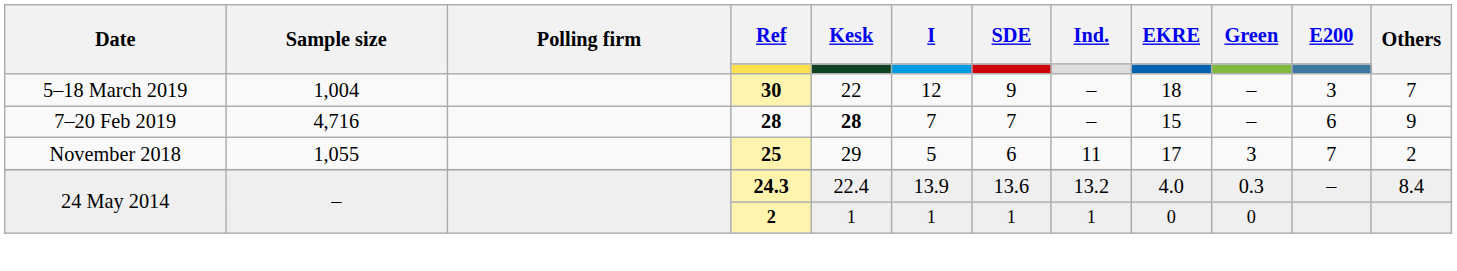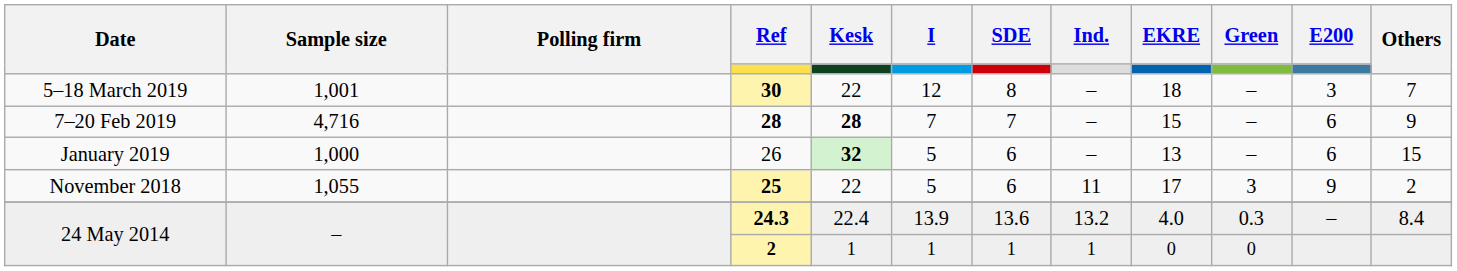(336, 90) 1,004 -> (336, 90) 1,001
(1011, 90) 9 -> (1011, 90) 8
+ row: (771, 154)
(851, 154) 29 -> (851, 186) 22
(1331, 154) 7 -> (1331, 186) 9
